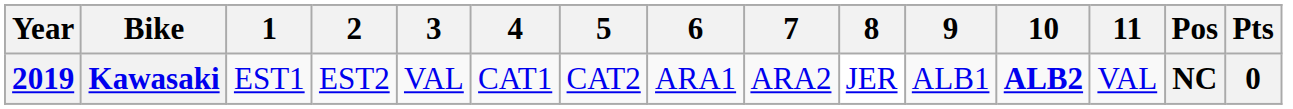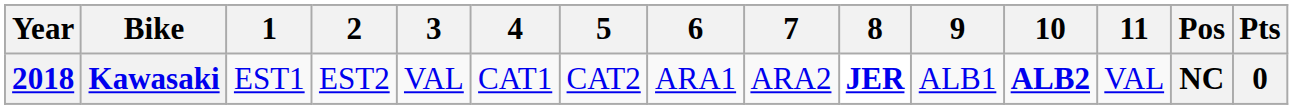(43, 78) 2019 -> (43, 78) 2018
(872, 78) normal -> (875, 78) bold
